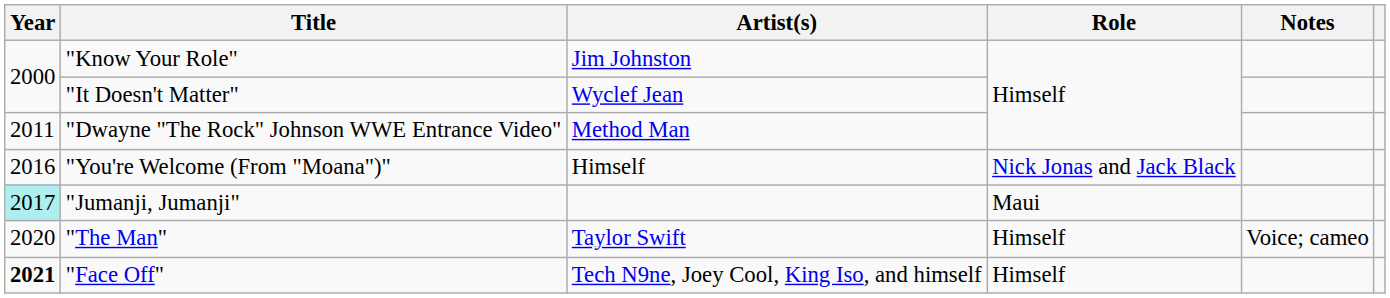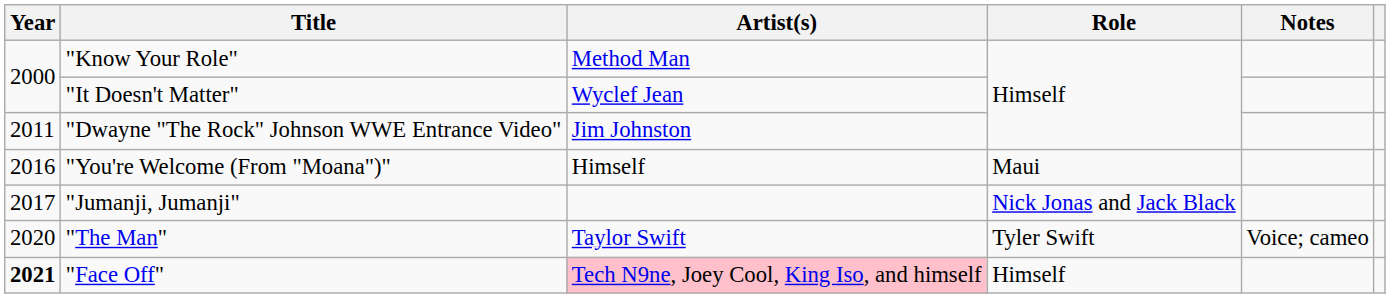(631, 58) Jim Johnston -> (631, 58) Method Man
(631, 130) Method Man -> (631, 130) Jim Johnston
(1114, 166) Nick Jonas and Jack Black -> (1016, 166) Maui
(33, 202) paleturquoise background -> (33, 202) no background
(1016, 202) Maui -> (1114, 202) Nick Jonas and Jack Black
(1029, 238) Himself -> (1043, 238) Tyler Swift
(777, 274) no background -> (777, 274) pink background
